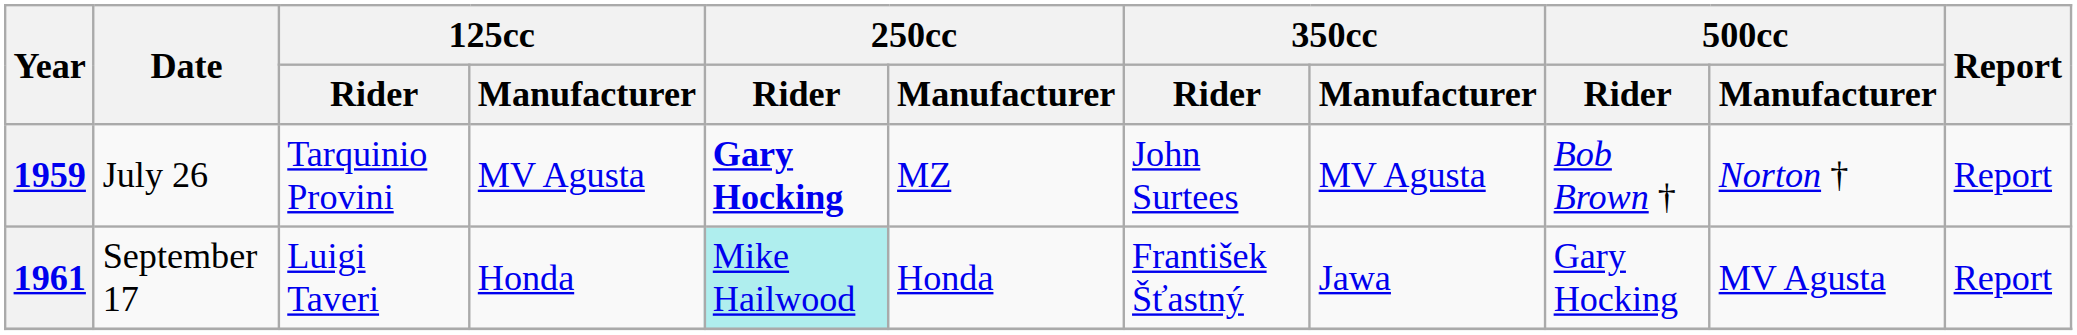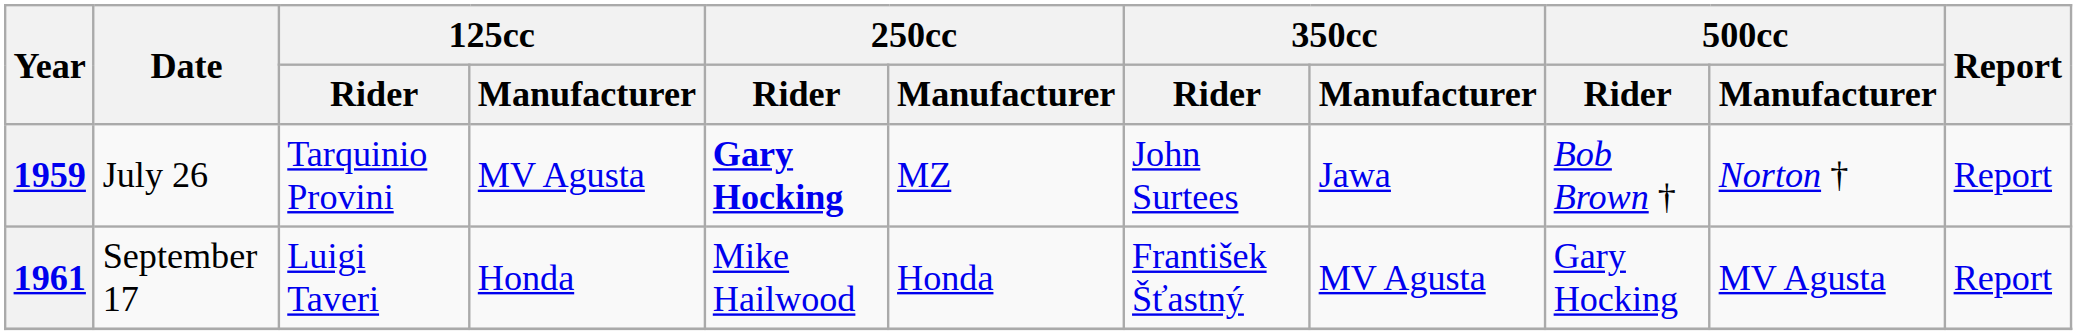(1402, 175) MV Agusta -> (1355, 175) Jawa
(784, 277) paleturquoise background -> (784, 277) no background
(1355, 277) Jawa -> (1402, 277) MV Agusta
